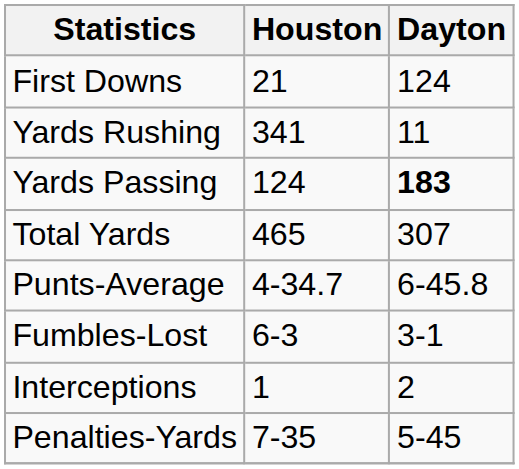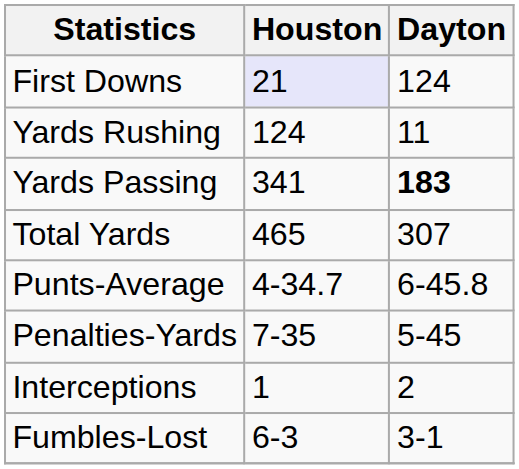(270, 81) no background -> (270, 81) lavender background
(279, 132) 341 -> (279, 132) 124
(279, 183) 124 -> (279, 183) 341
rows swapped: (110, 336) <-> (125, 438)
